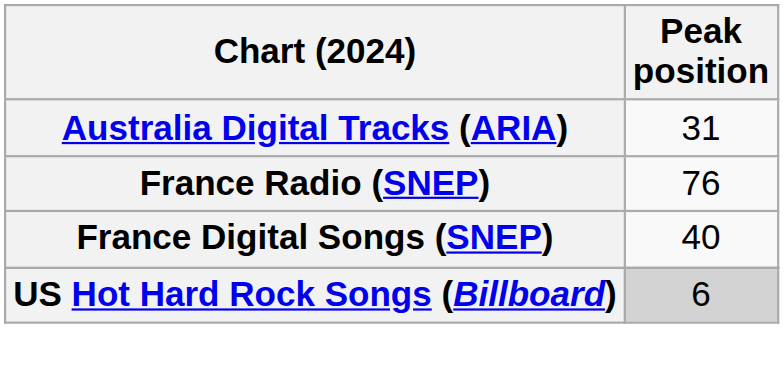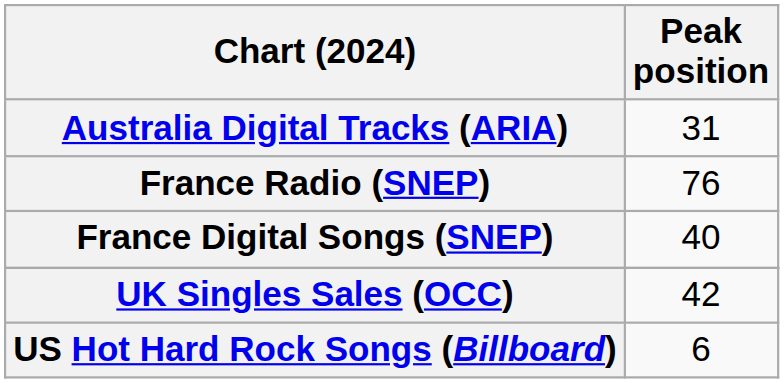+ row: (315, 293)
(701, 293) lightgrey background -> (701, 349) no background
